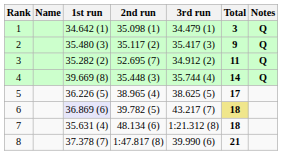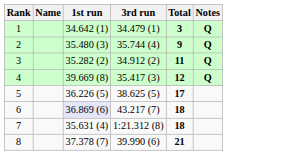- column: (138, 12)
(194, 45) 35.417 (3) -> (138, 45) 35.744 (4)
(194, 77) 35.744 (4) -> (138, 77) 35.417 (3)
(235, 77) 14 -> (180, 77) 12
(235, 110) khaki background -> (180, 110) no background
